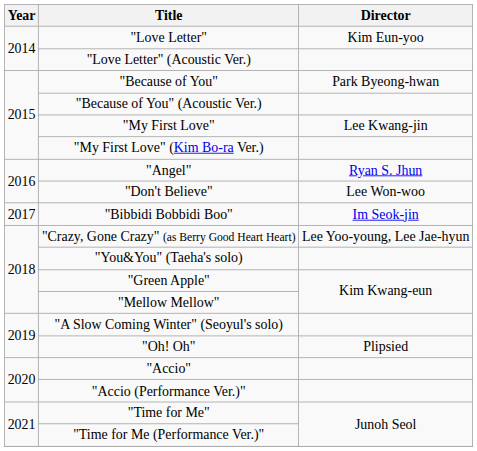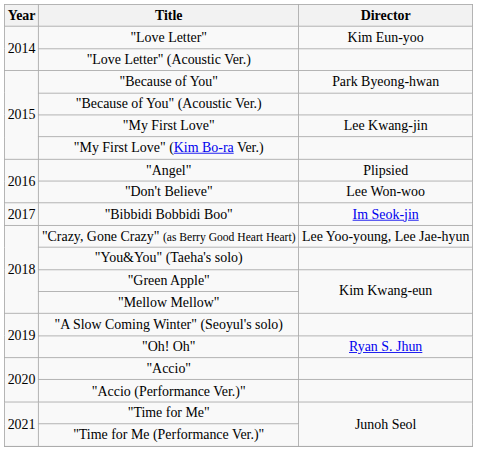(386, 170) Ryan S. Jhun -> (386, 170) Plipsied
(386, 346) Plipsied -> (386, 346) Ryan S. Jhun
